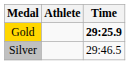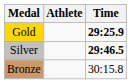(104, 50) normal -> (106, 50) bold
+ row: (24, 69)
